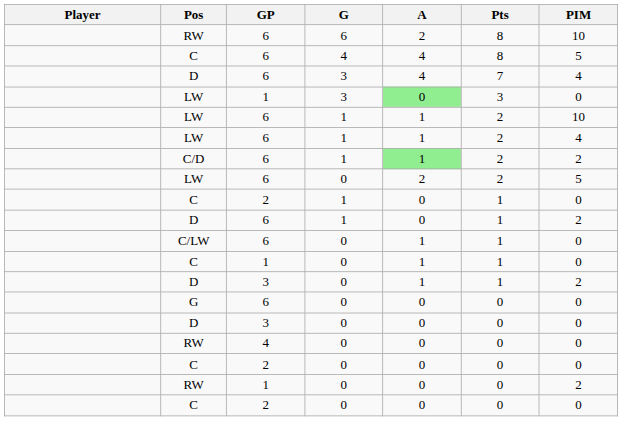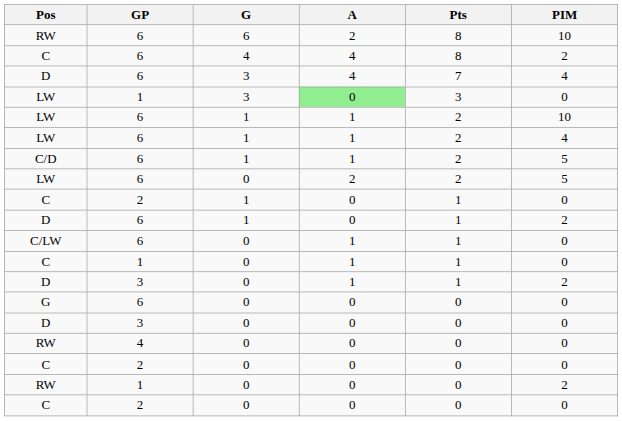- column: (83, 14)
(579, 55) 5 -> (565, 55) 2
(422, 158) lightgreen background -> (352, 158) no background
(579, 158) 2 -> (565, 158) 5
